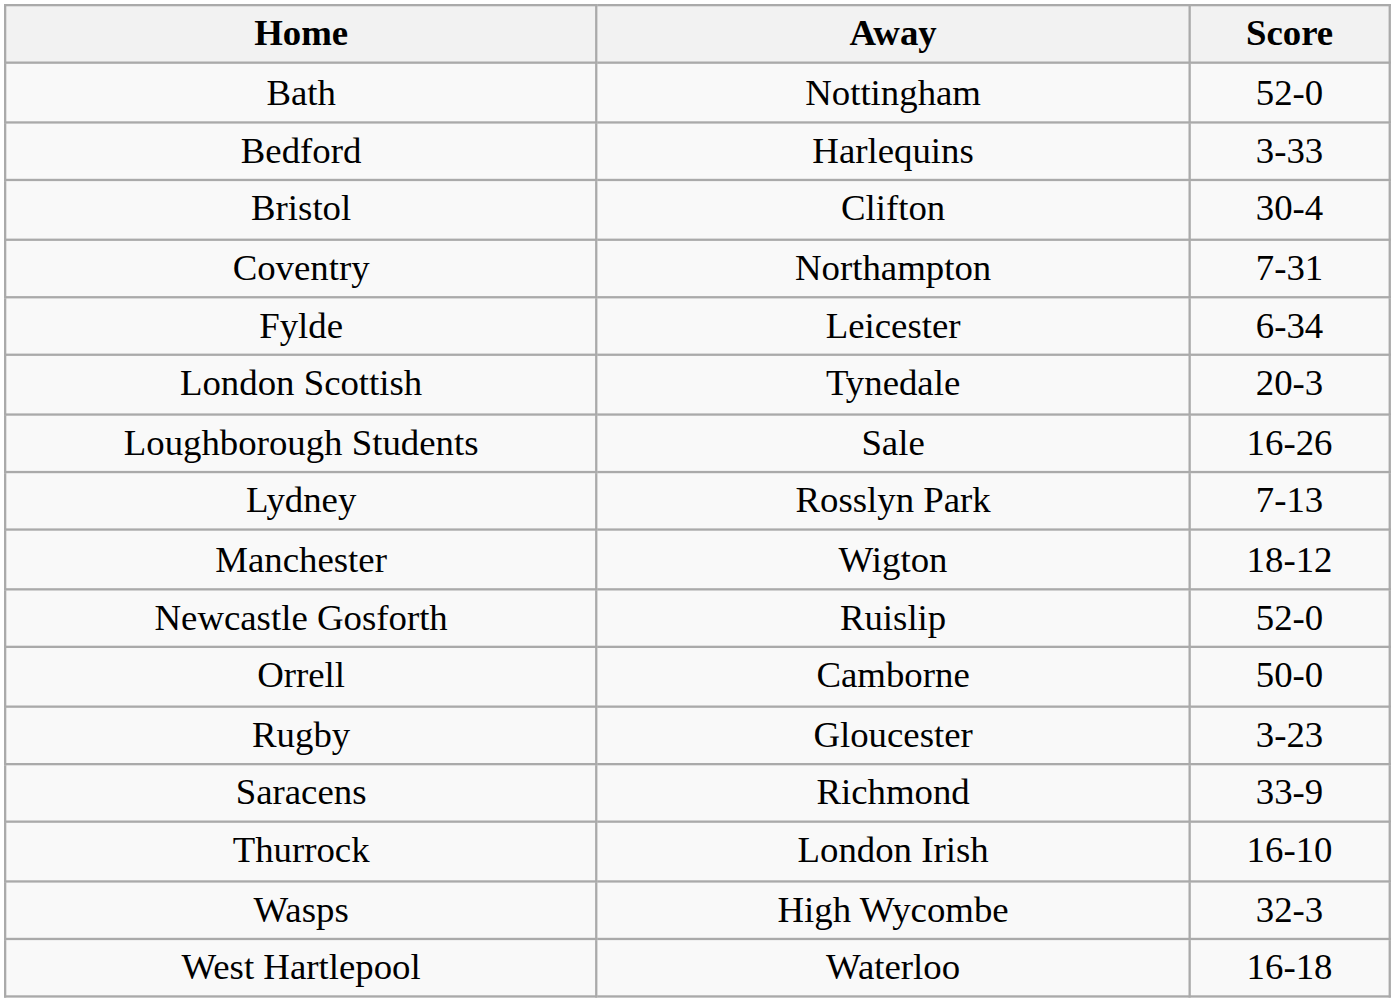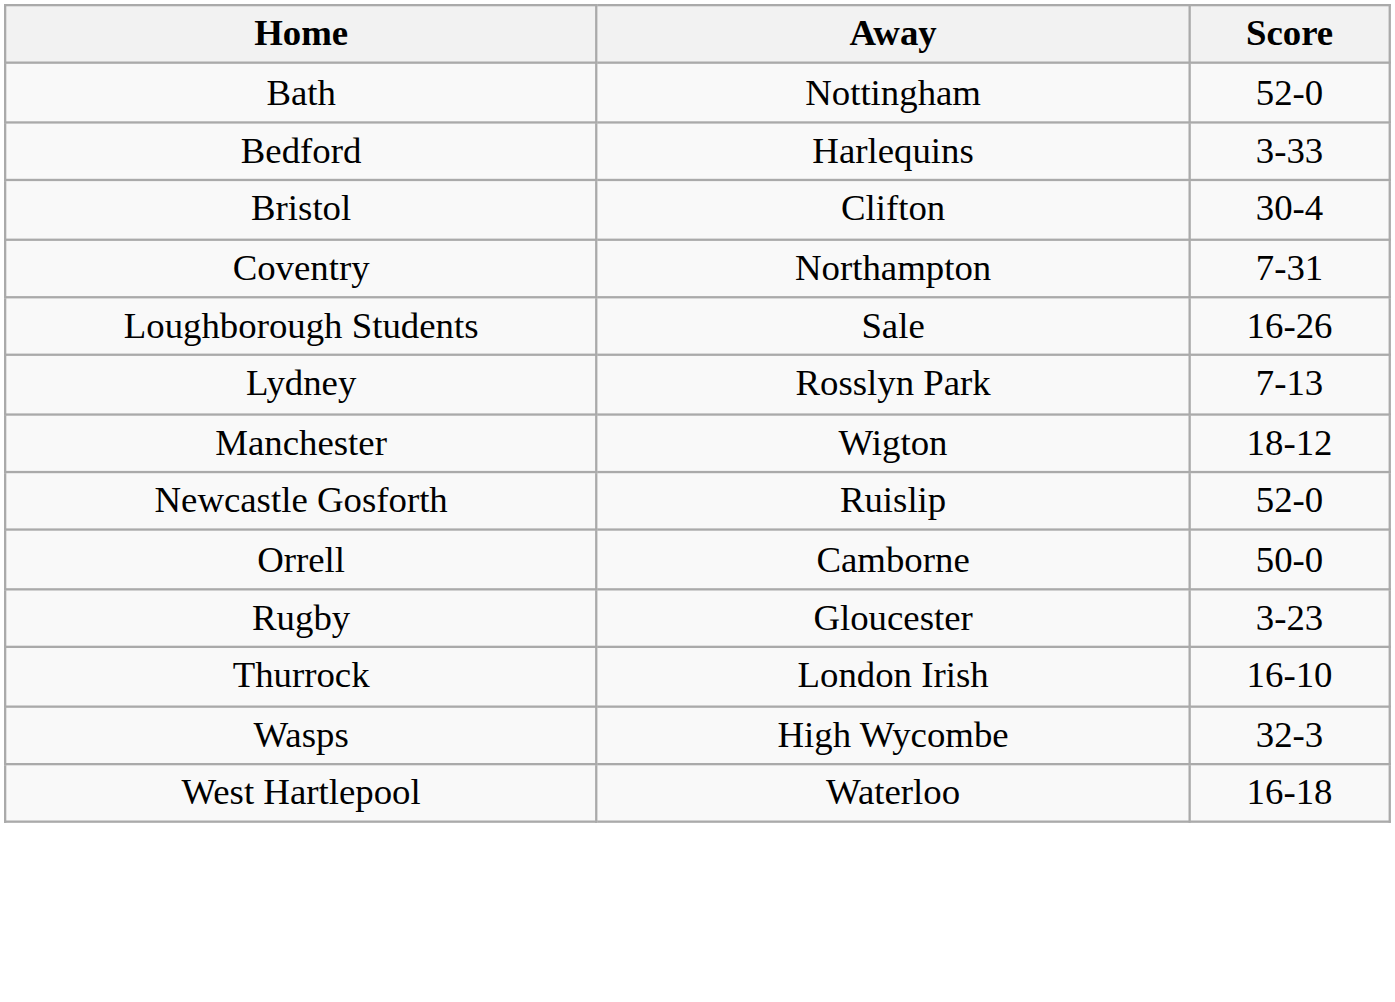- row: (301, 325)
- row: (301, 383)
- row: (301, 792)
